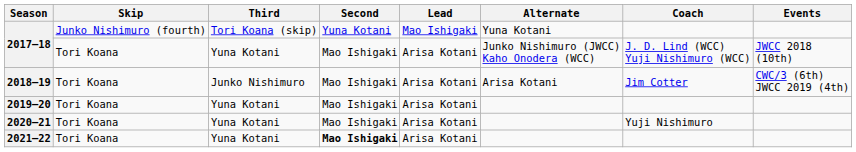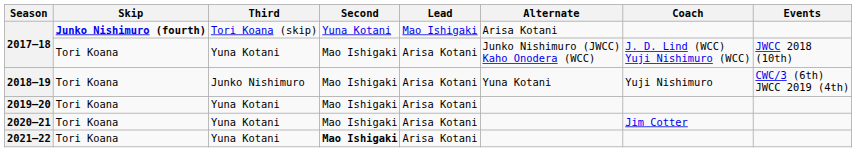(131, 30) normal -> (131, 30) bold
(517, 30) Yuna Kotani -> (520, 30) Arisa Kotani
(520, 82) Arisa Kotani -> (517, 82) Yuna Kotani
(656, 82) Jim Cotter -> (669, 82) Yuji Nishimuro
(669, 122) Yuji Nishimuro -> (656, 122) Jim Cotter
